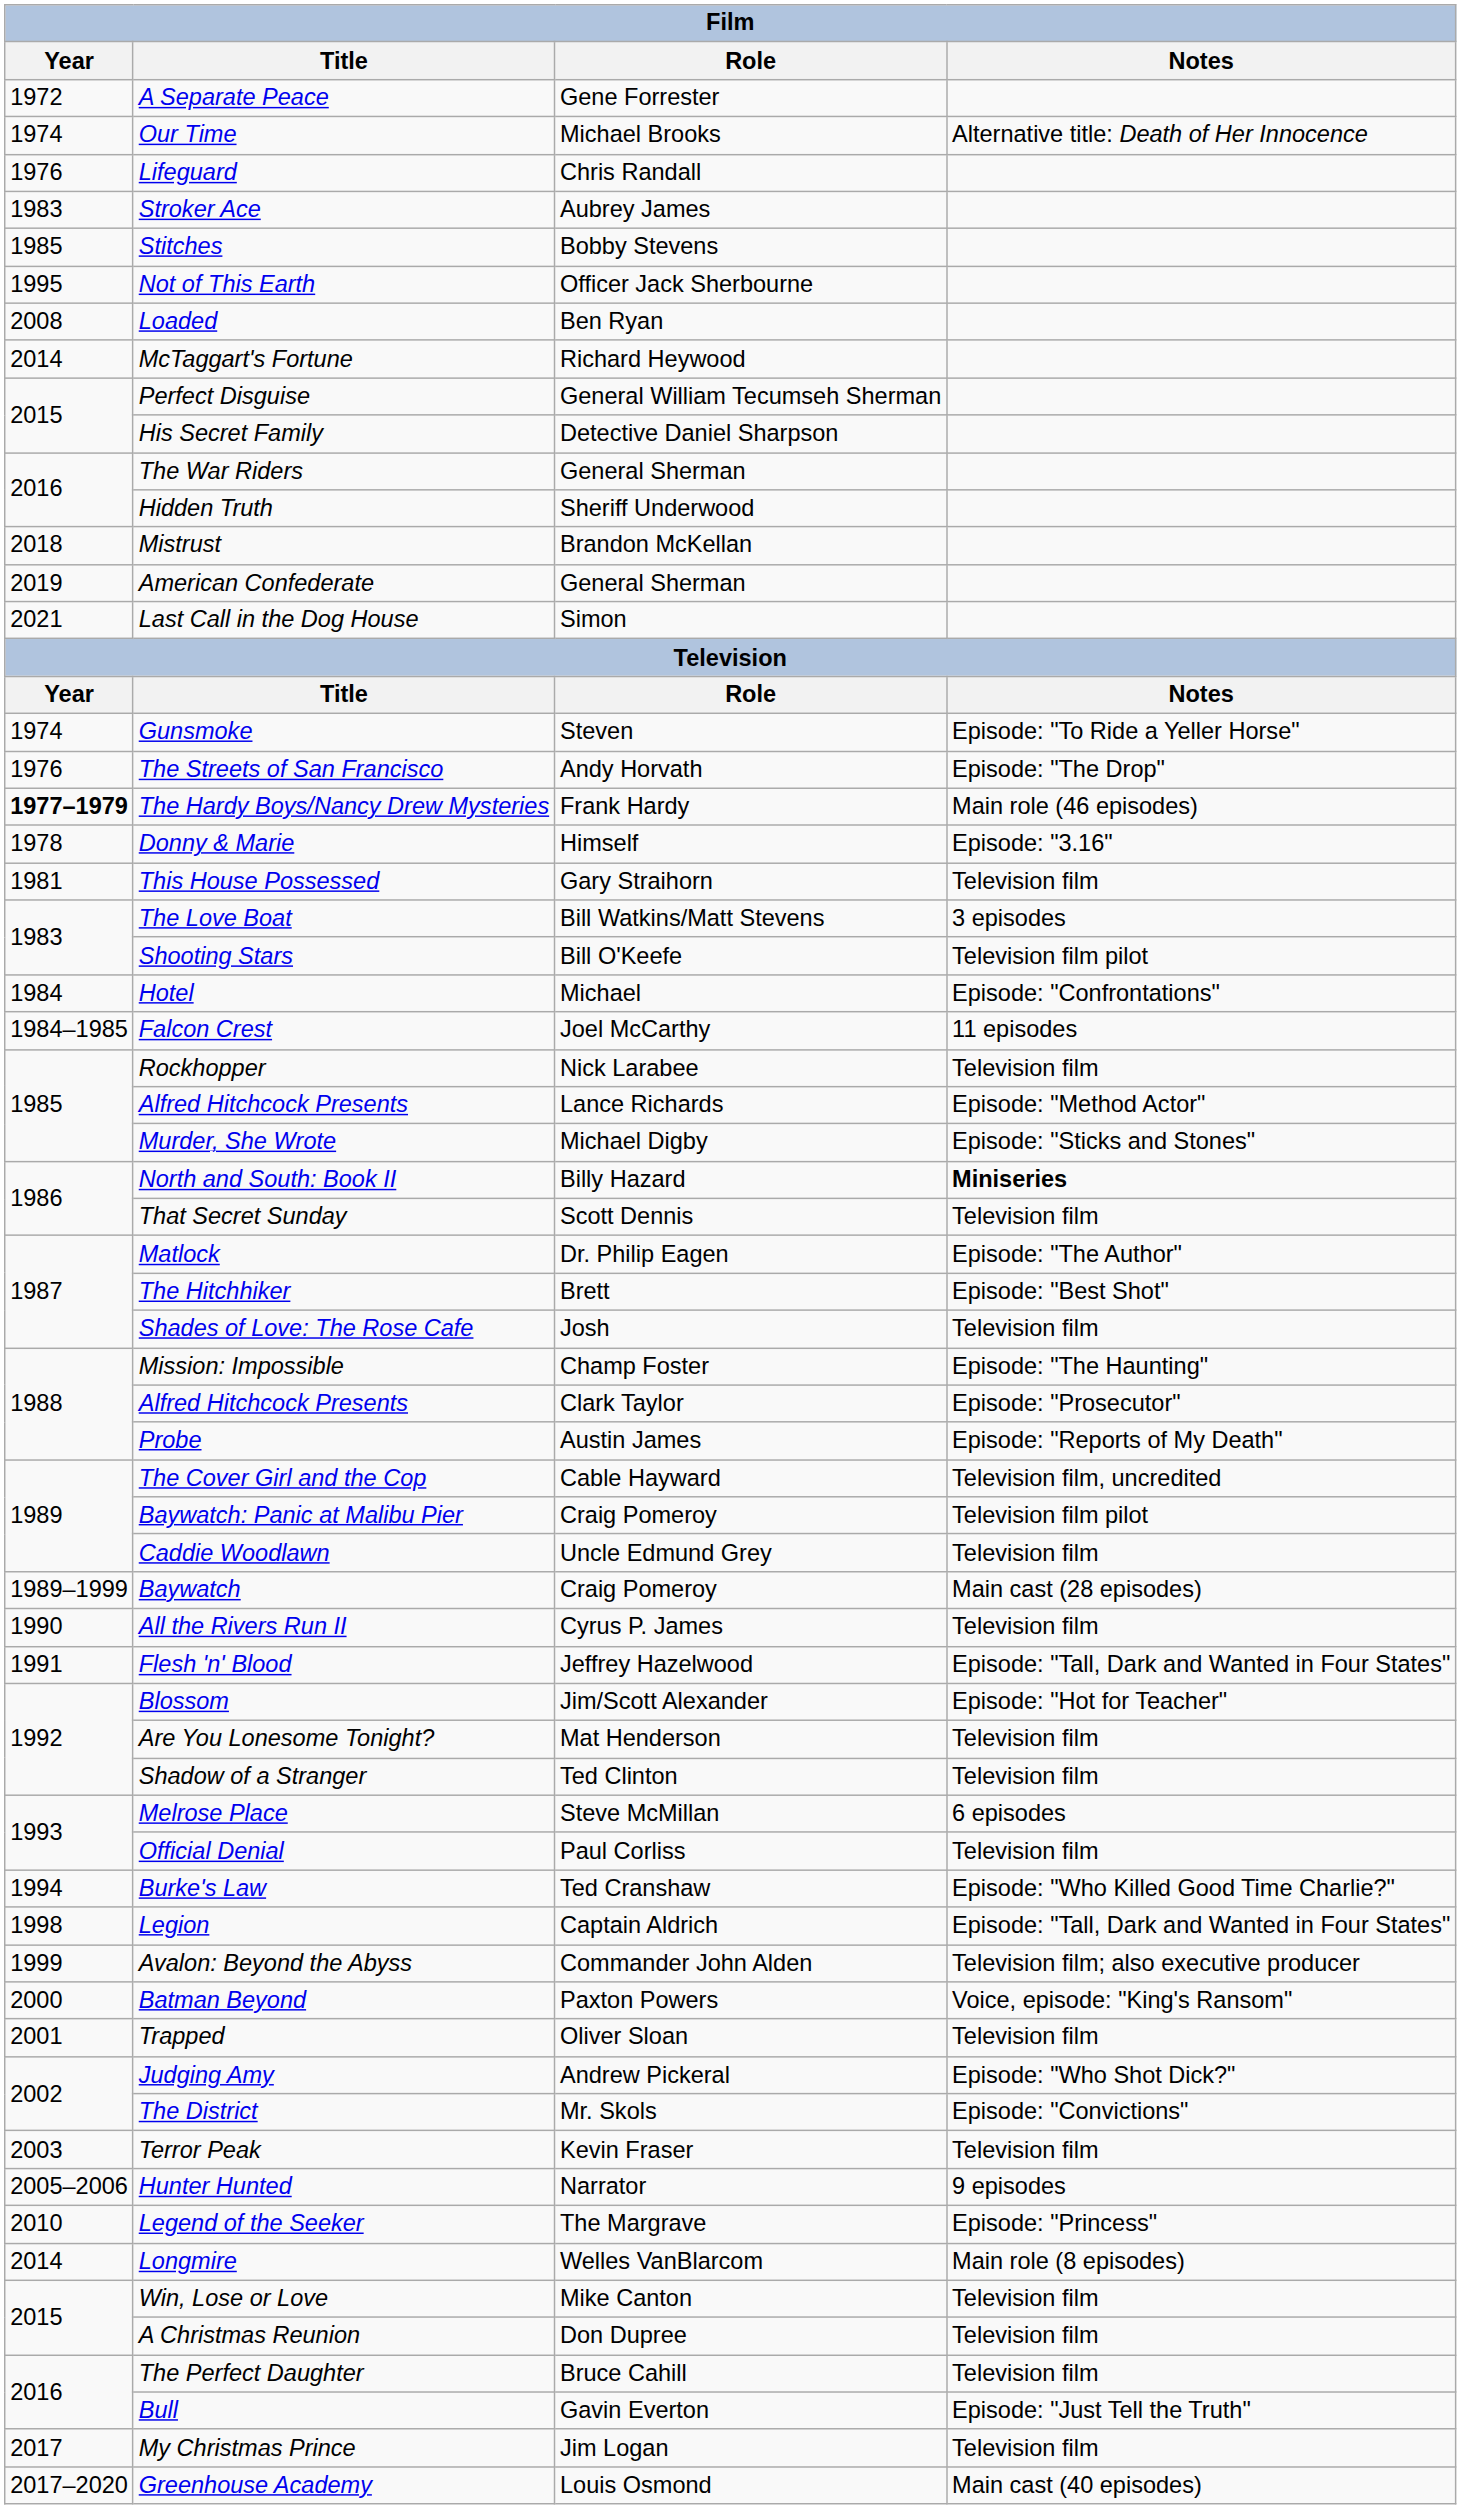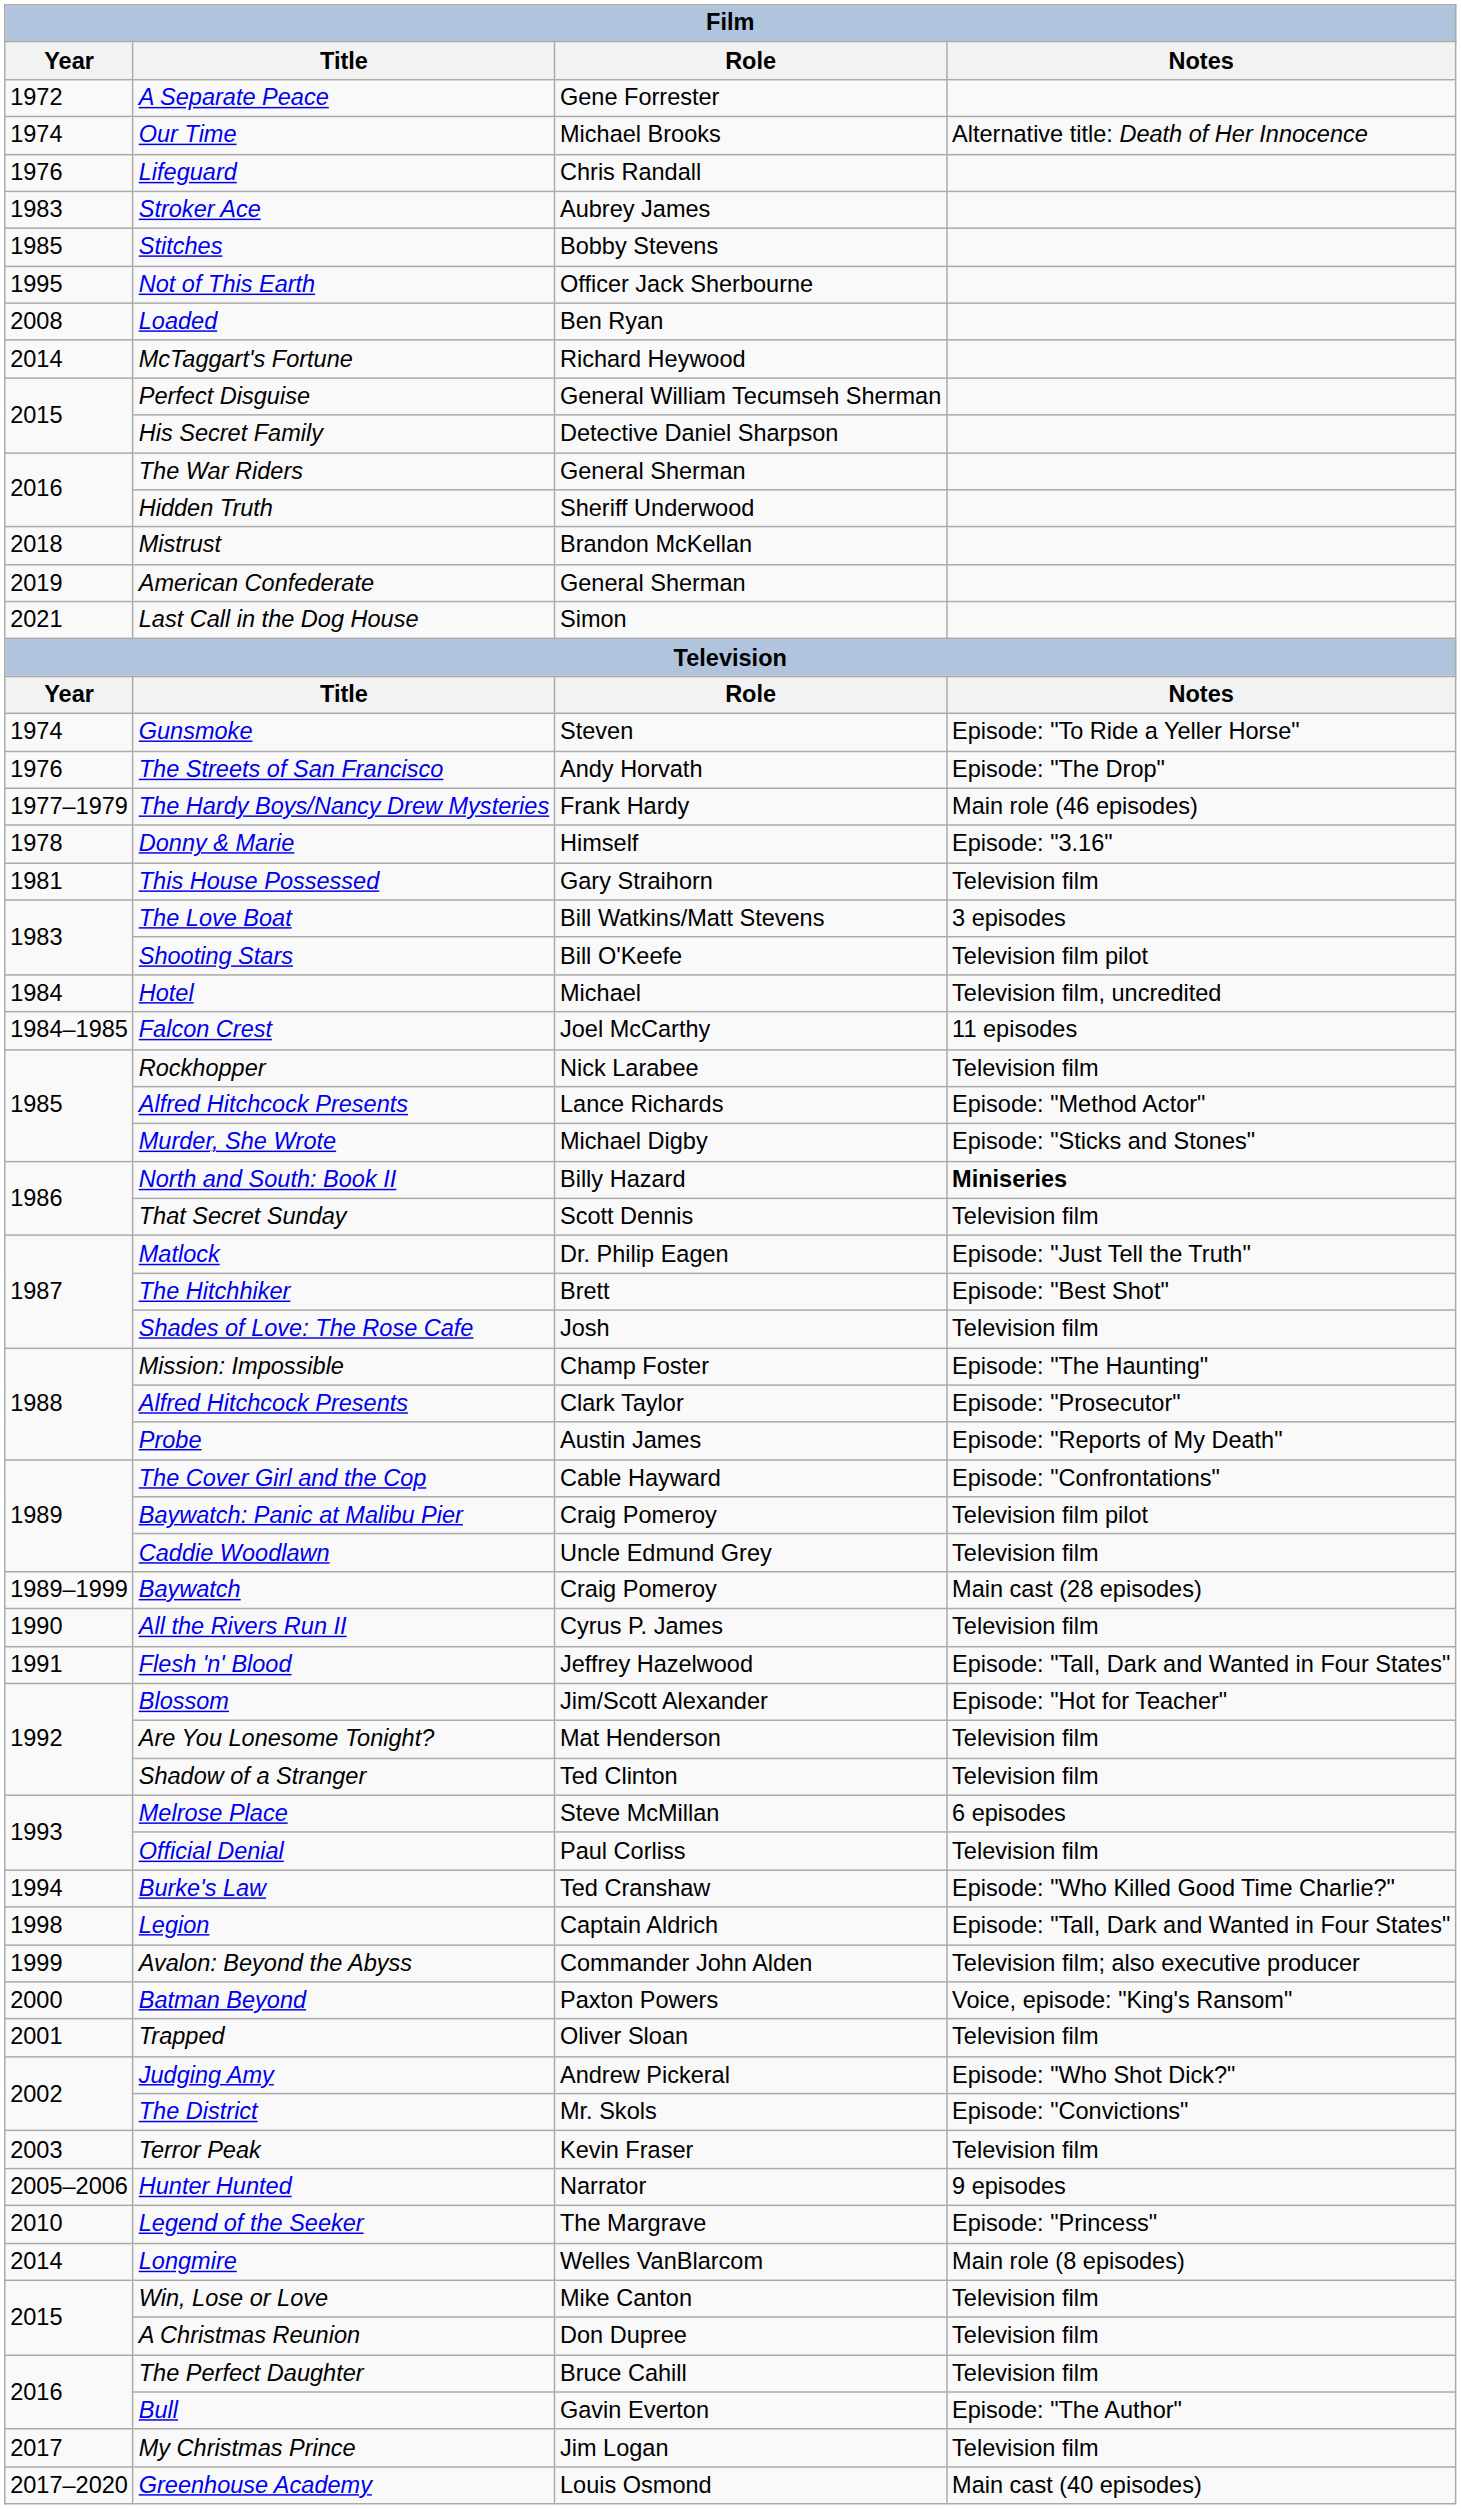(69, 806) bold -> (69, 806) normal
(1086, 992) Episode: "Confrontations" -> (1087, 992) Television film, uncredited
(1067, 1254) Episode: "The Author" -> (1101, 1254) Episode: "Just Tell the Truth"
(1087, 1477) Television film, uncredited -> (1086, 1477) Episode: "Confrontations"
(1101, 2410) Episode: "Just Tell the Truth" -> (1067, 2410) Episode: "The Author"
